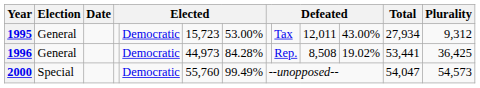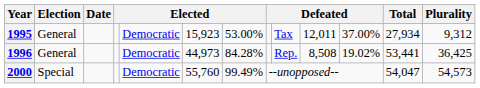(202, 33) 15,723 -> (202, 33) 15,923
(361, 33) 43.00% -> (361, 33) 37.00%
